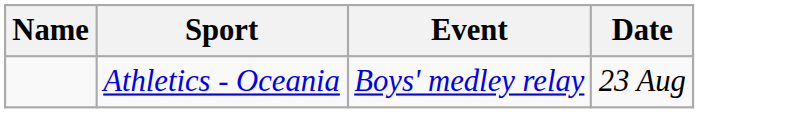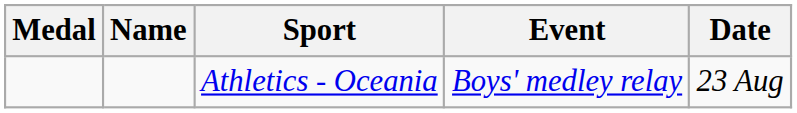+ column: (54, 30)
